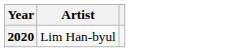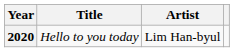+ column: (89, 15)
